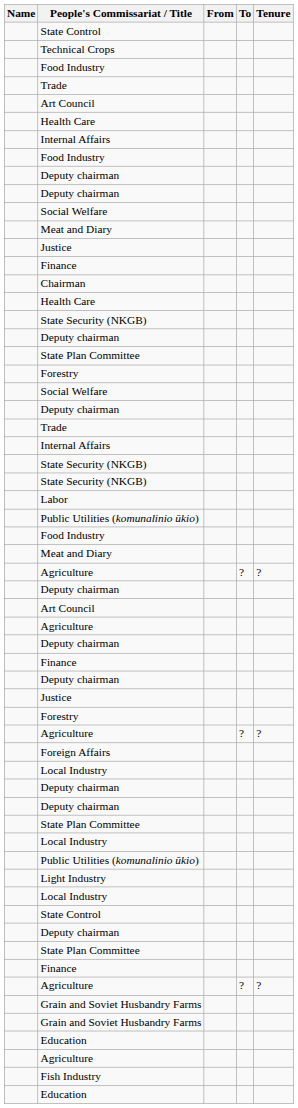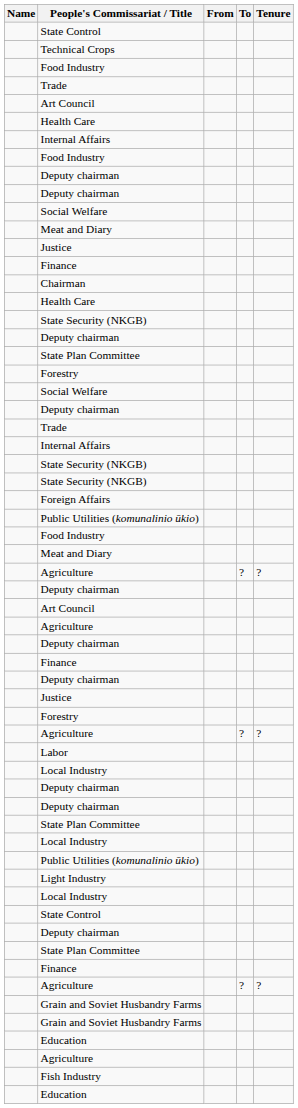rows swapped: (54, 499) <-> (75, 752)
